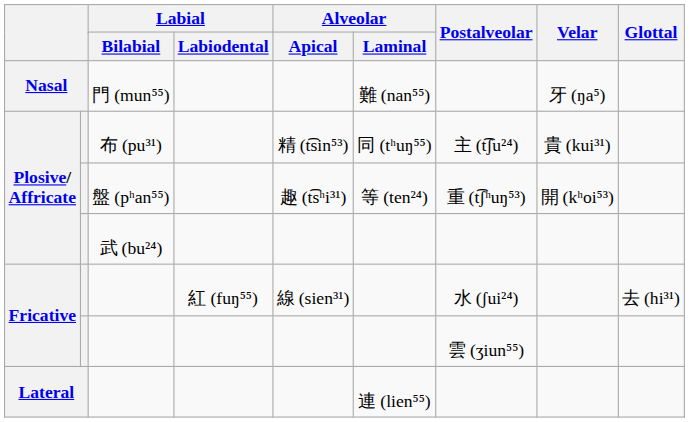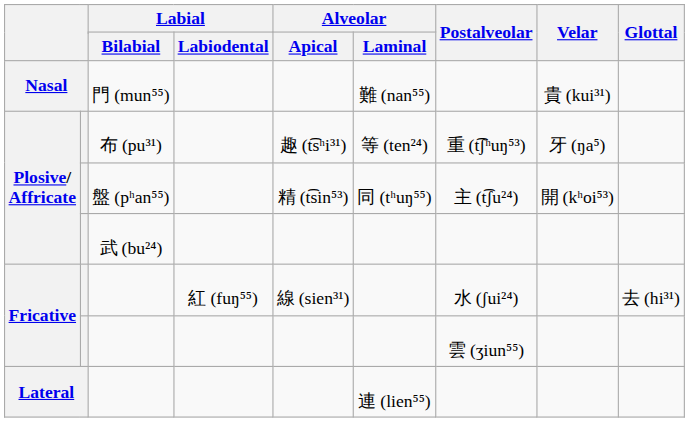(577, 95) 牙 (ŋa⁵) -> (577, 95) 貴 (kui³¹)
(313, 146) 精 (t͡sin⁵³) -> (313, 146) 趣 (t͡sʰi³¹)
(394, 146) 同 (tʰuŋ⁵⁵) -> (394, 146) 等 (ten²⁴)
(486, 146) 主 (t͡ʃu²⁴) -> (486, 146) 重 (t͡ʃʰuŋ⁵³)
(577, 146) 貴 (kui³¹) -> (577, 146) 牙 (ŋa⁵)
(313, 197) 趣 (t͡sʰi³¹) -> (313, 197) 精 (t͡sin⁵³)
(394, 197) 等 (ten²⁴) -> (394, 197) 同 (tʰuŋ⁵⁵)
(486, 197) 重 (t͡ʃʰuŋ⁵³) -> (486, 197) 主 (t͡ʃu²⁴)
